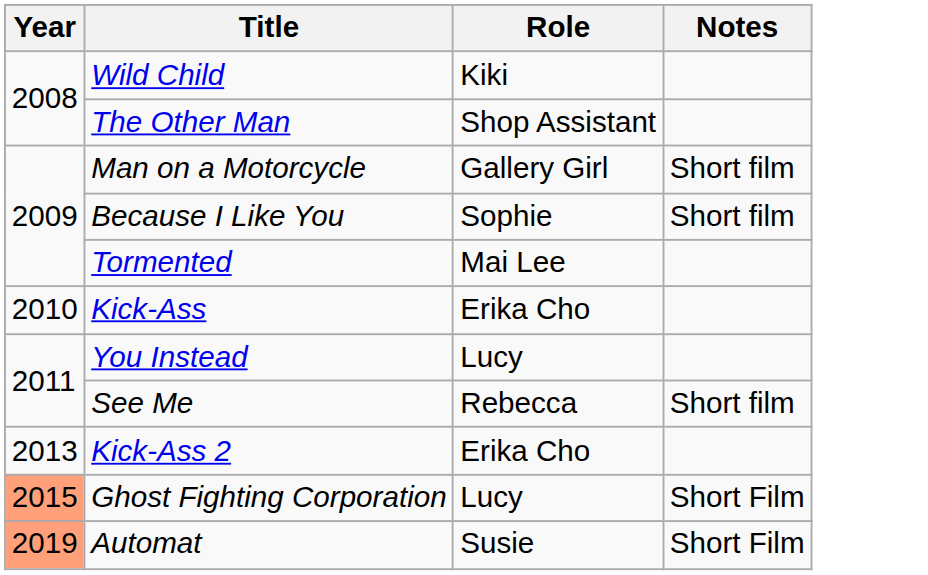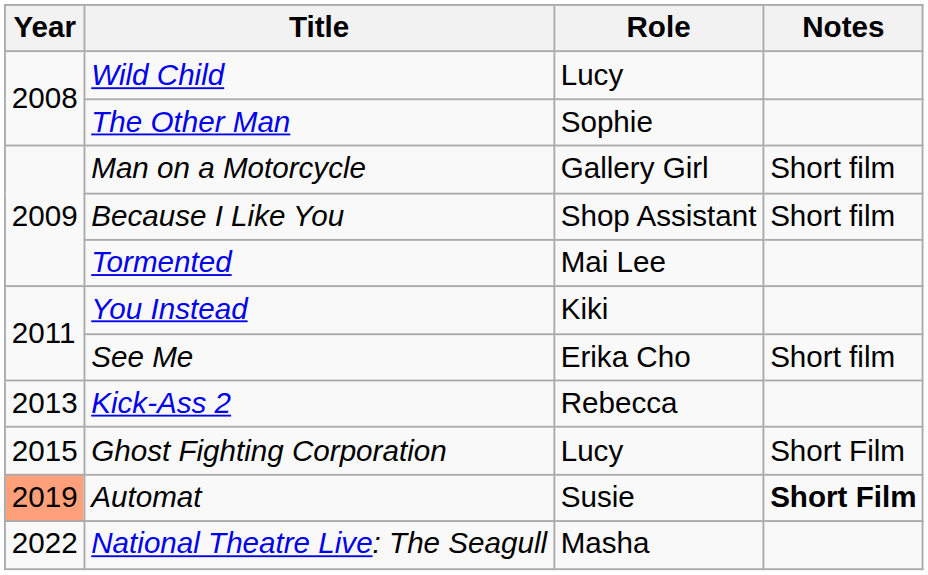(484, 74) Kiki -> (592, 74) Lucy
(558, 121) Shop Assistant -> (607, 121) Sophie
(506, 215) Sophie -> (659, 215) Shop Assistant
- row: (149, 309)
(492, 356) Lucy -> (585, 309) Kiki
(519, 403) Rebecca -> (626, 356) Erika Cho
(525, 450) Erika Cho -> (619, 403) Rebecca
(45, 497) lightsalmon background -> (45, 450) no background
(737, 544) normal -> (843, 497) bold
+ row: (319, 544)
